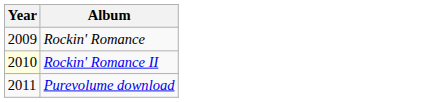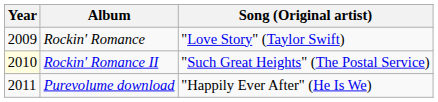+ column: (305, 16)
